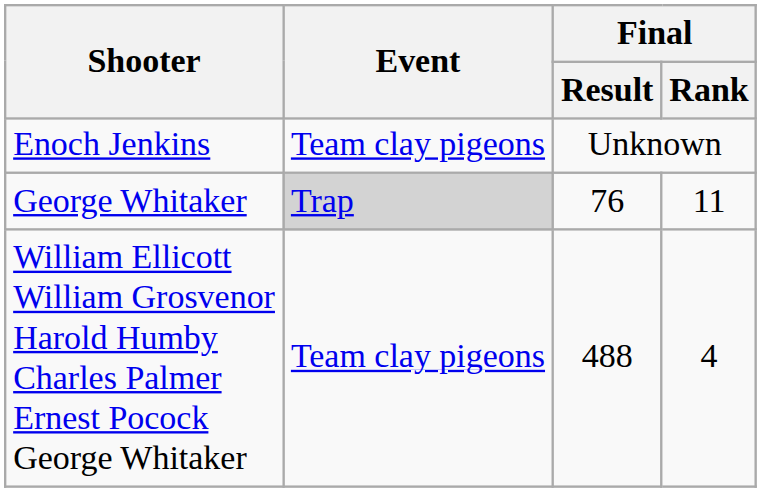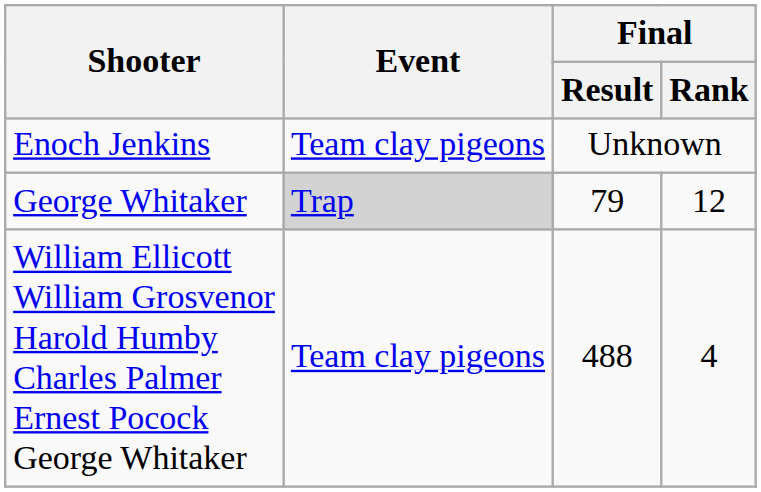(607, 201) 76 -> (607, 201) 79
(709, 201) 11 -> (709, 201) 12
